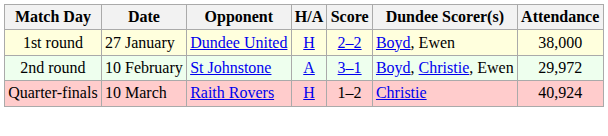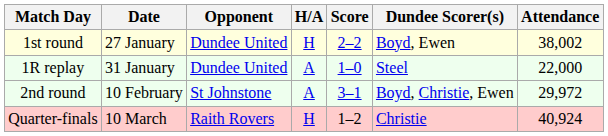(560, 42) 38,000 -> (560, 42) 38,002
+ row: (53, 67)
